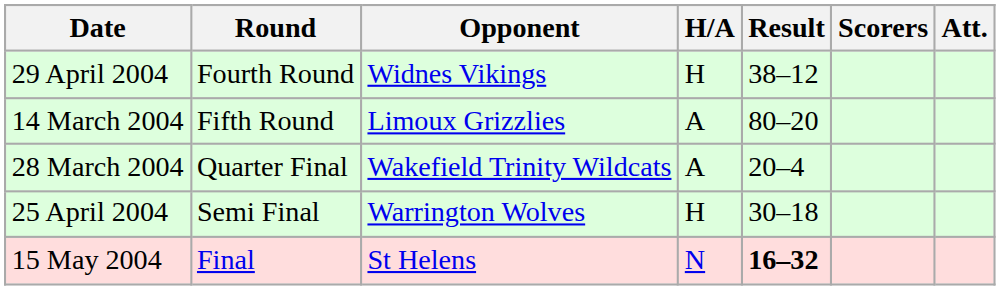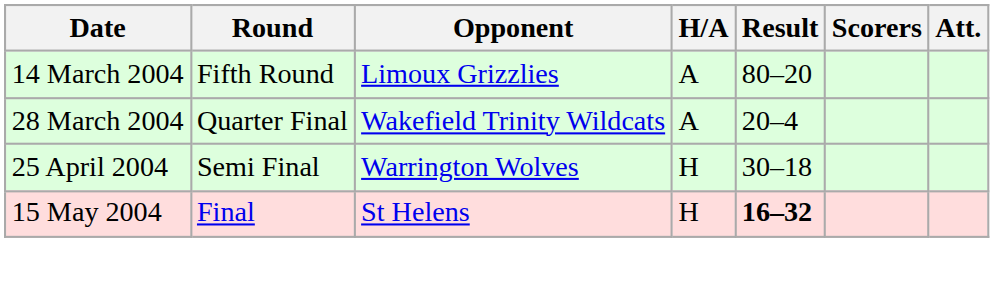- row: (90, 73)
(695, 259) N -> (689, 213) H
